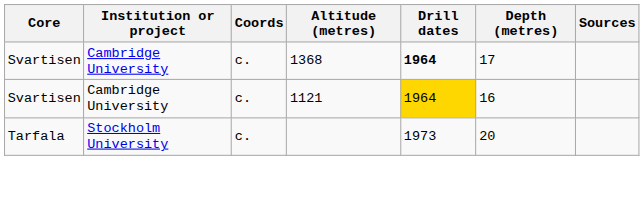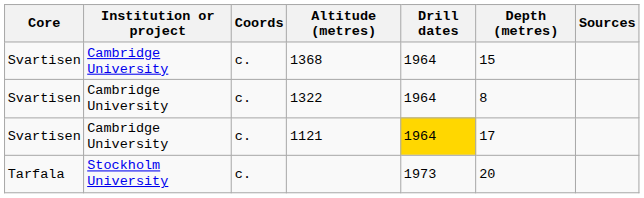(420, 61) bold -> (420, 61) normal
(487, 61) 17 -> (487, 61) 15
+ row: (306, 99)
(487, 99) 16 -> (487, 136) 17
